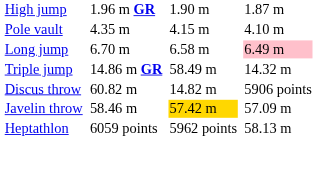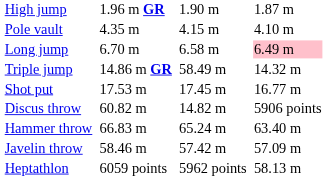+ row: (29, 89)
+ row: (48, 128)
(193, 108) gold background -> (203, 148) no background
